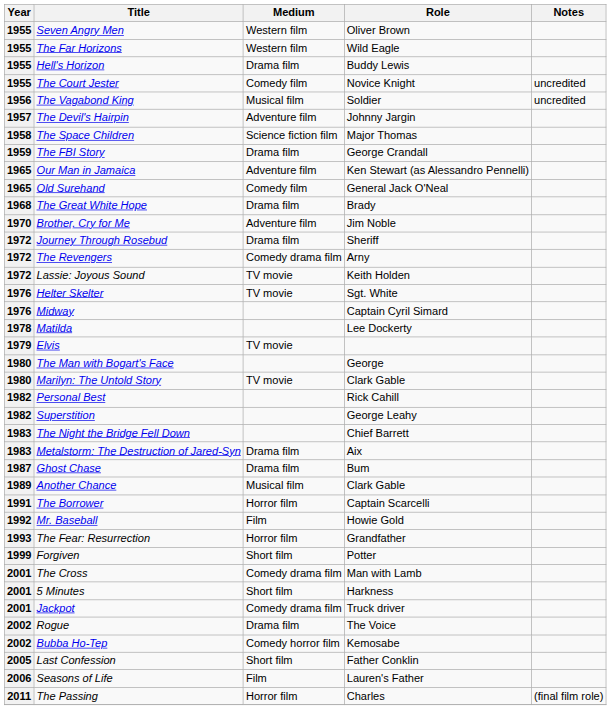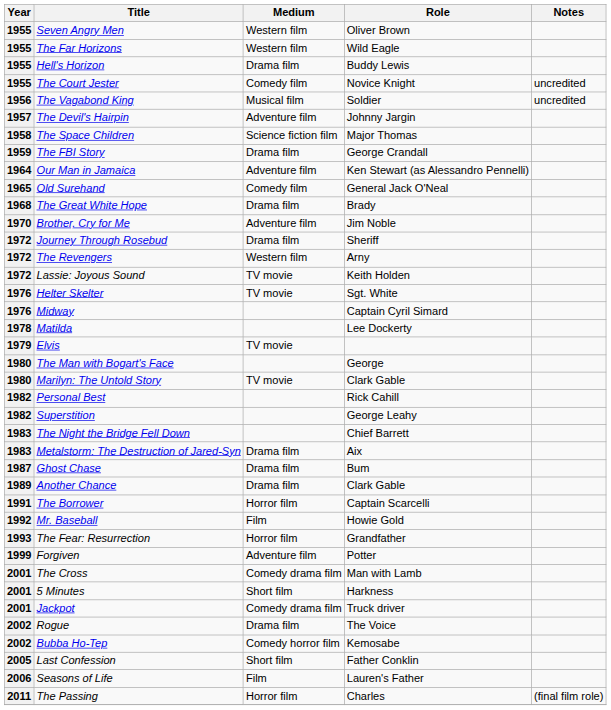(19, 170) 1965 -> (19, 170) 1964
(294, 258) Comedy drama film -> (277, 258) Western film
(275, 485) Musical film -> (273, 485) Drama film
(269, 556) Short film -> (281, 556) Adventure film
